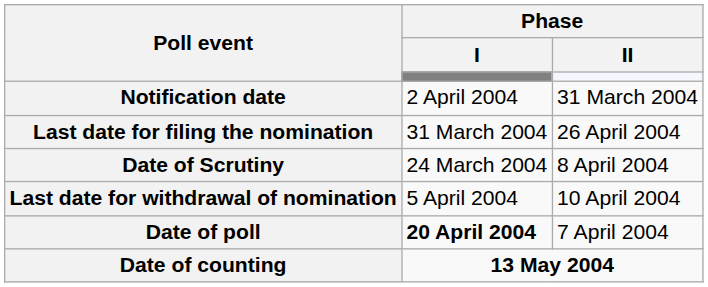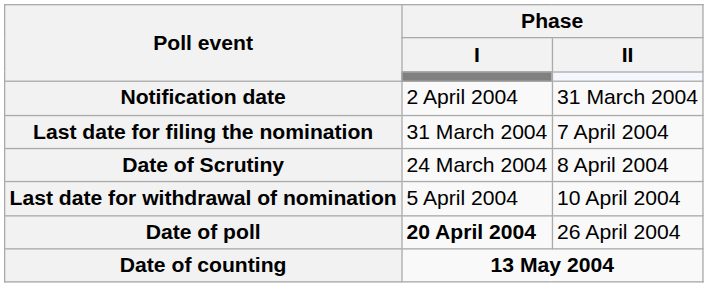(619, 131) 26 April 2004 -> (613, 131) 7 April 2004
(613, 231) 7 April 2004 -> (619, 231) 26 April 2004
